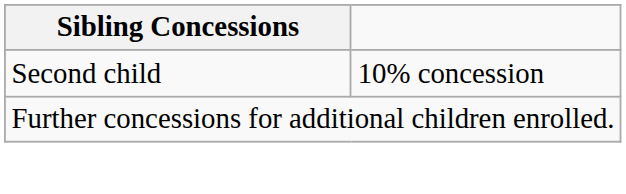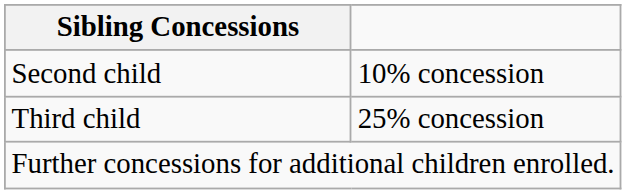+ row: (76, 118)
